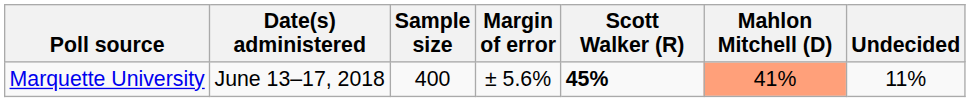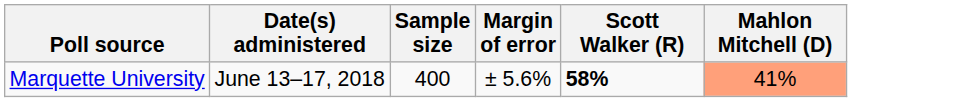- column: (906, 45)
(587, 79) 45% -> (587, 79) 58%
